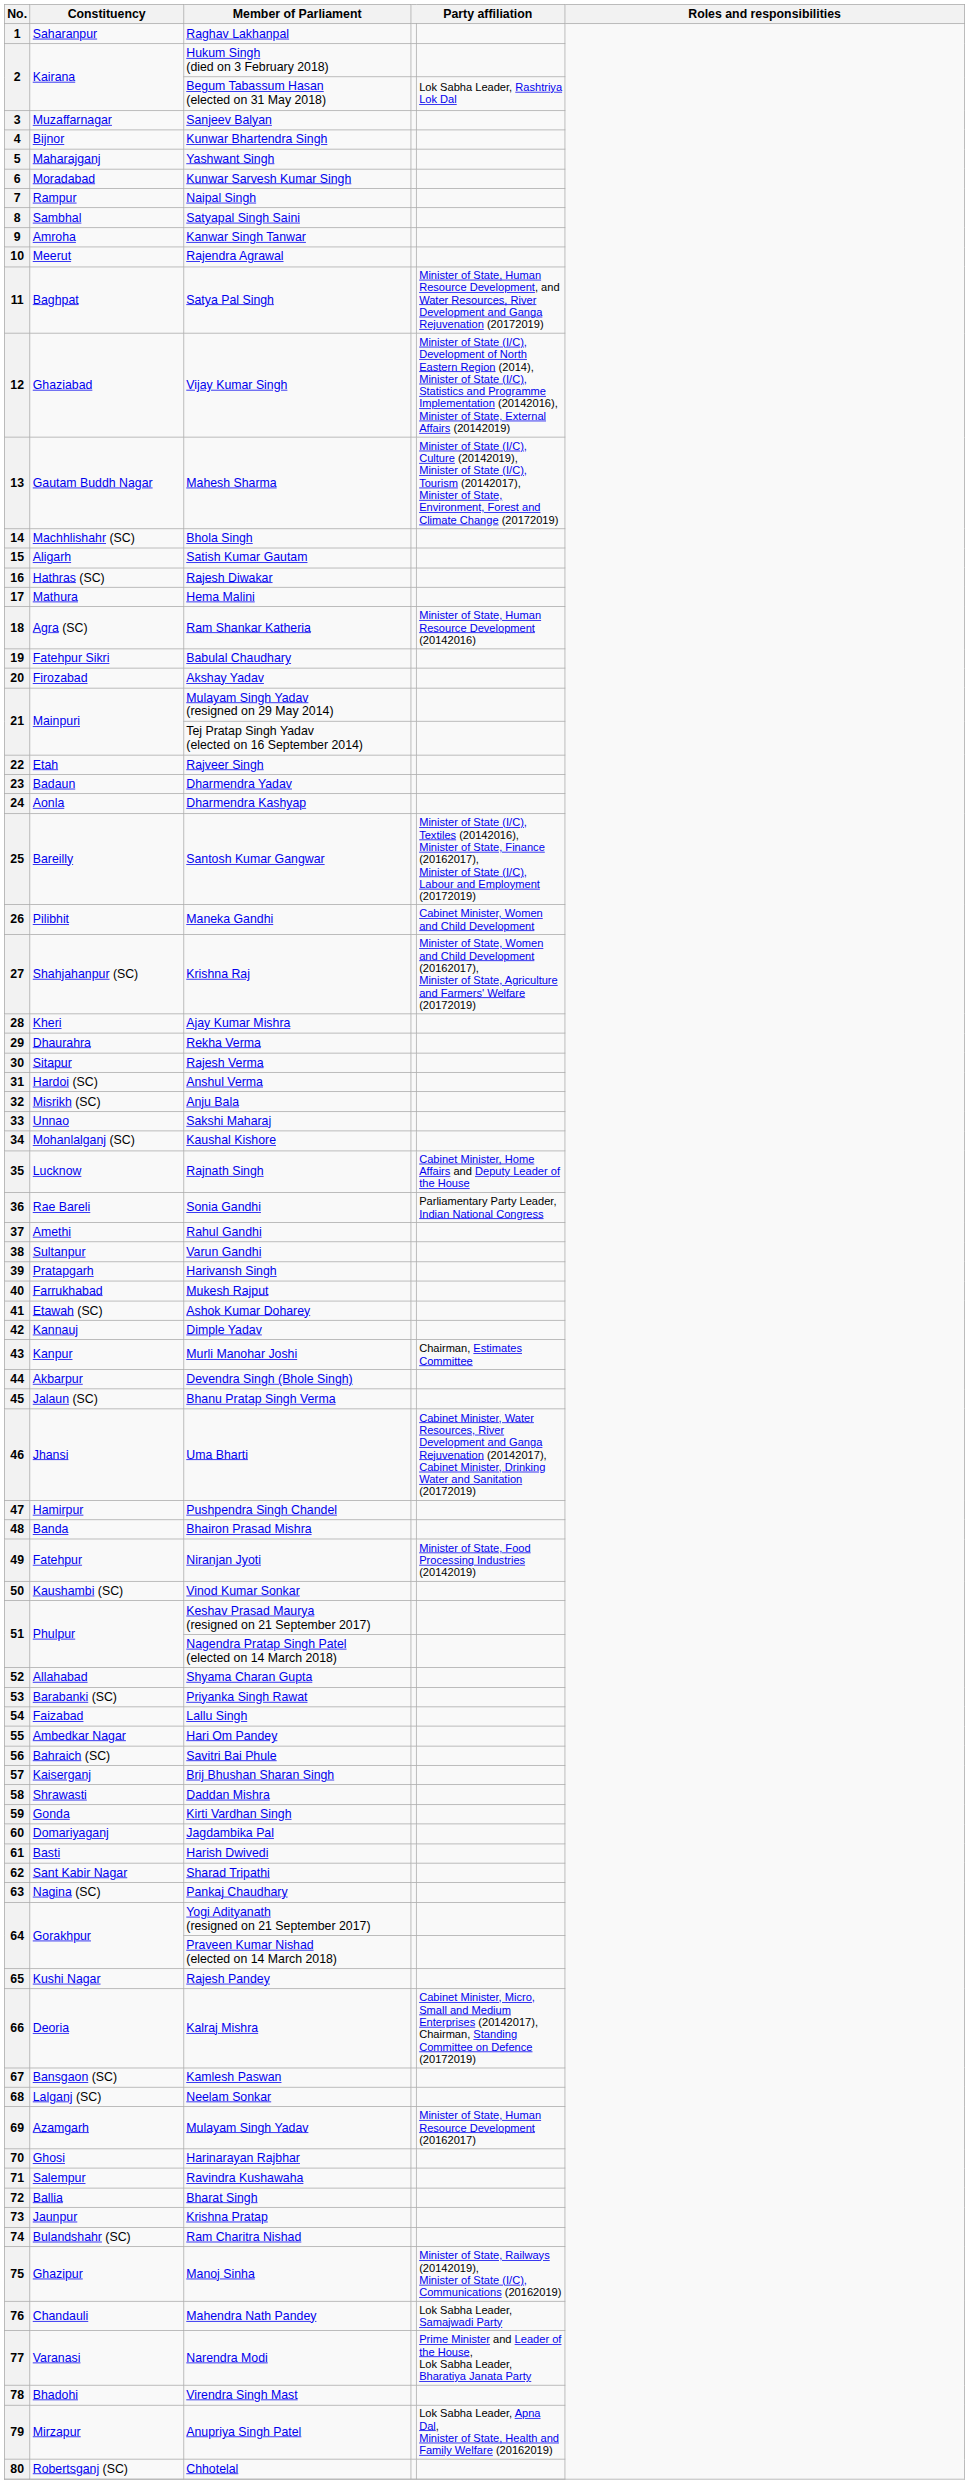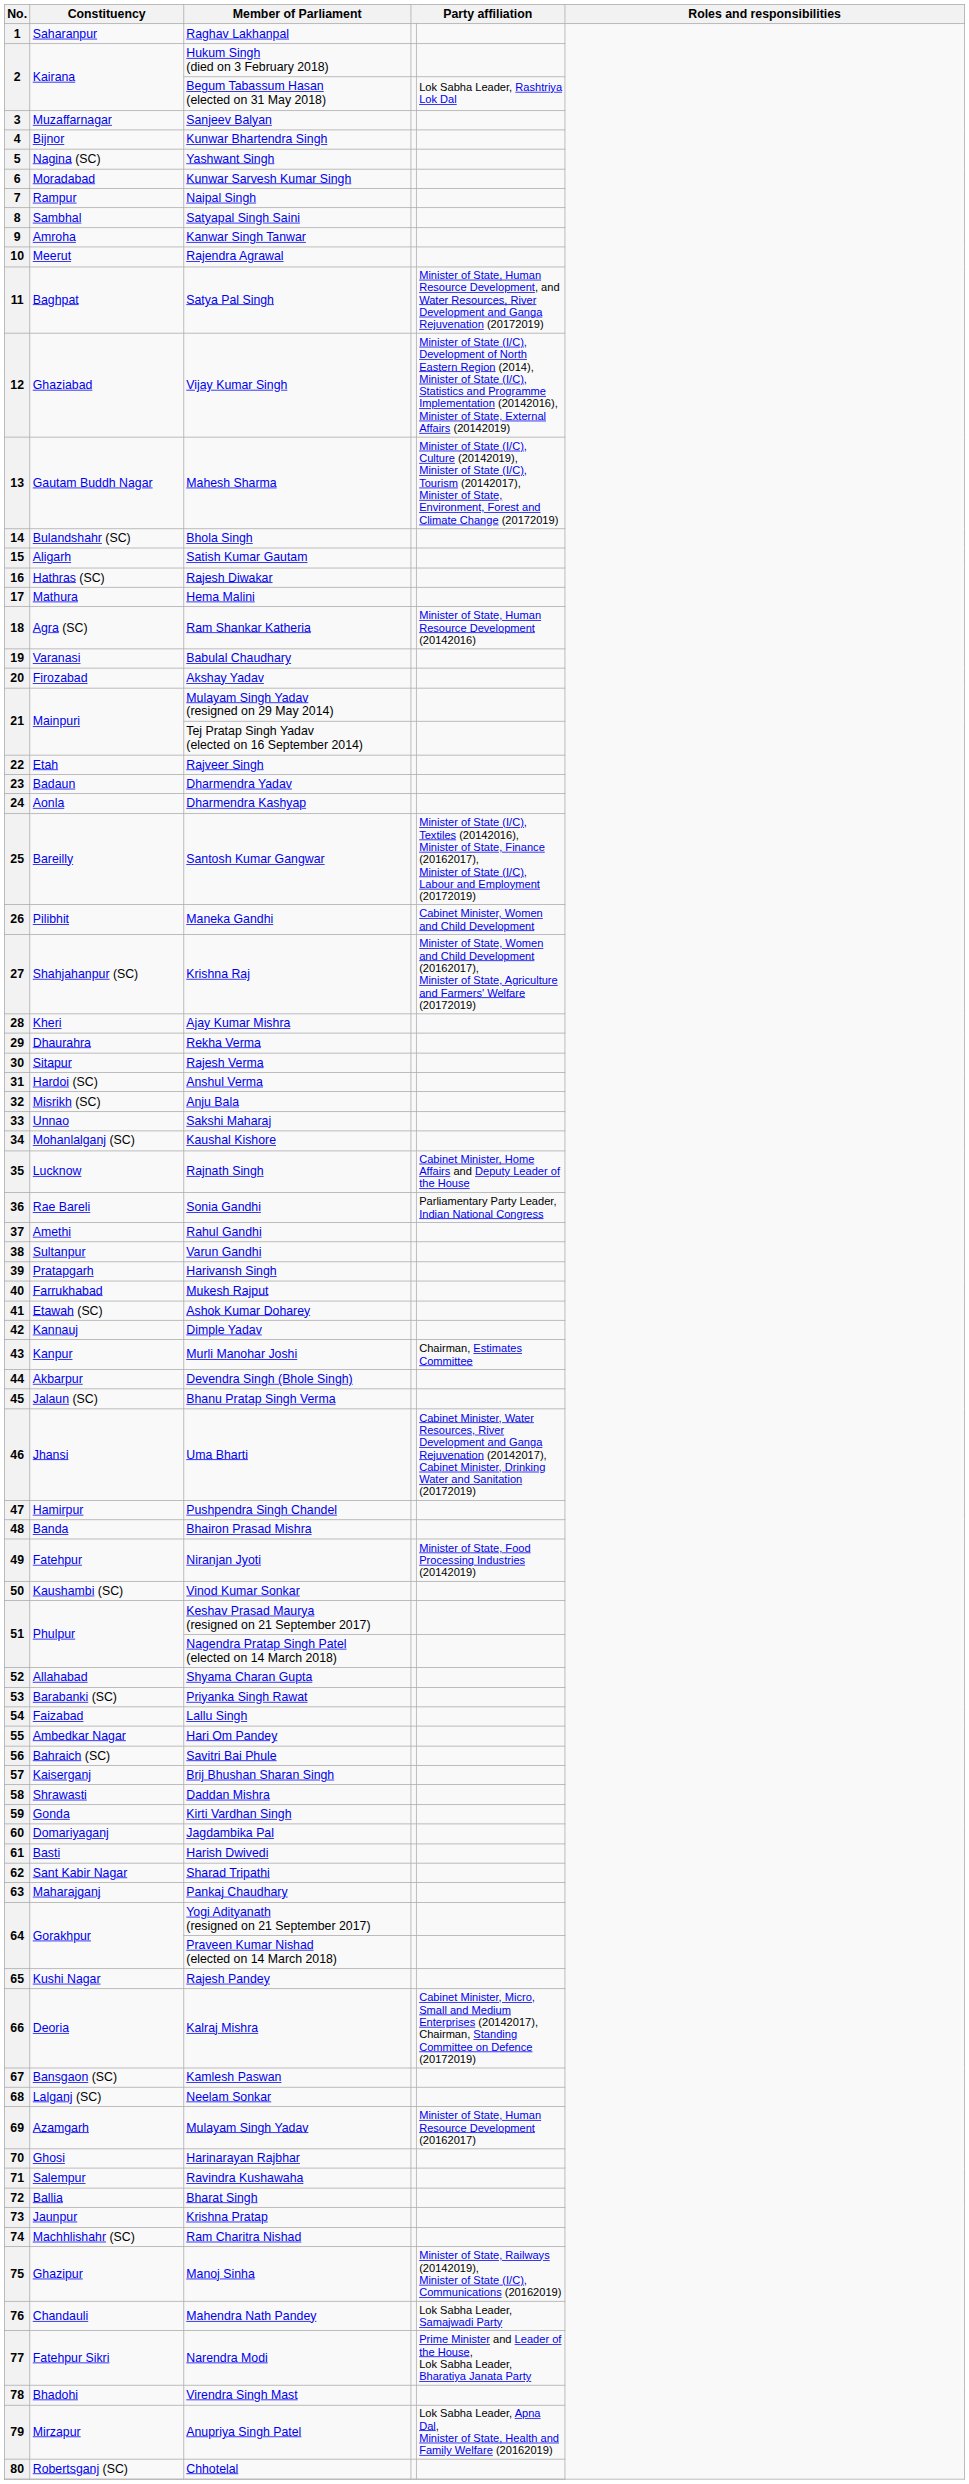(67, 159) Maharajganj -> (67, 159) Nagina (SC)
(84, 538) Machhlishahr (SC) -> (82, 538) Bulandshahr (SC)
(71, 658) Fatehpur Sikri -> (57, 658) Varanasi
(67, 1892) Nagina (SC) -> (67, 1892) Maharajganj
(82, 2236) Bulandshahr (SC) -> (84, 2236) Machhlishahr (SC)
(57, 2358) Varanasi -> (71, 2358) Fatehpur Sikri
